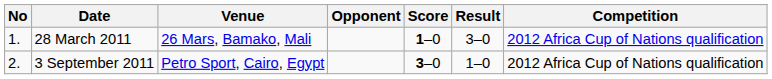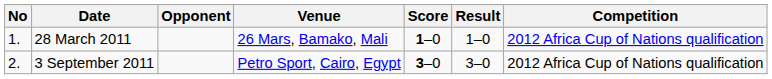columns swapped: (243, 16) <-> (366, 16)
(478, 39) 3–0 -> (478, 39) 1–0
(478, 62) 1–0 -> (478, 62) 3–0
